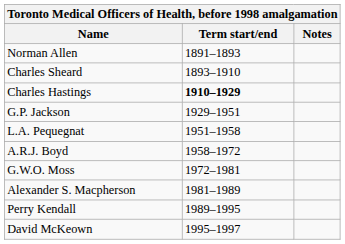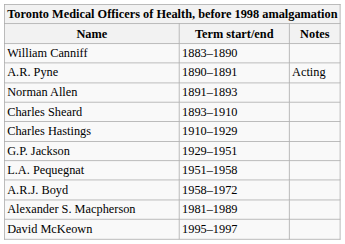+ row: (47, 53)
+ row: (33, 72)
(213, 92) bold -> (210, 131) normal
- row: (41, 170)
- row: (42, 209)
